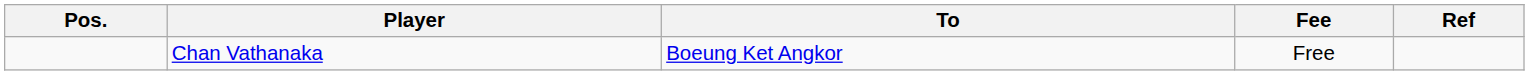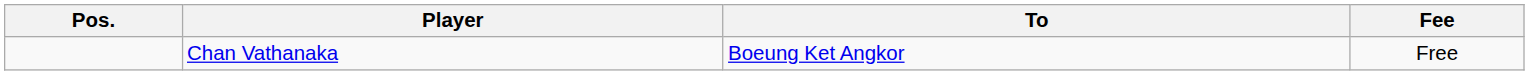- column: (1459, 20)
